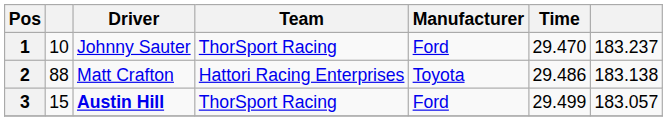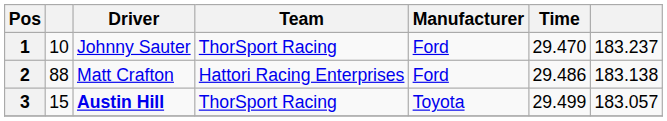(439, 75) Toyota -> (431, 75) Ford
(431, 102) Ford -> (439, 102) Toyota
